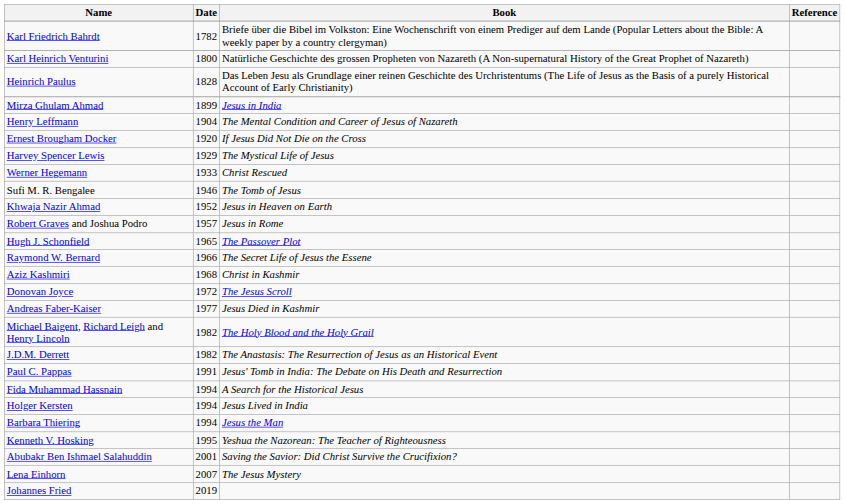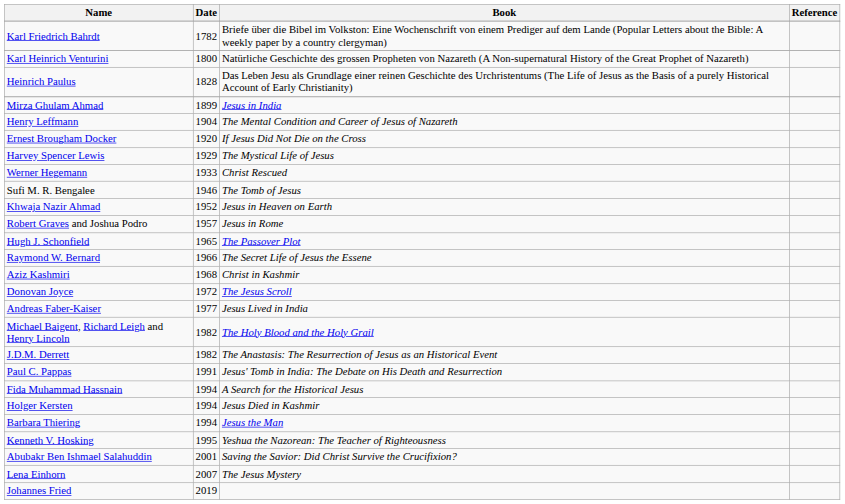(271, 309) Jesus Died in Kashmir -> (265, 309) Jesus Lived in India
(265, 406) Jesus Lived in India -> (271, 406) Jesus Died in Kashmir
